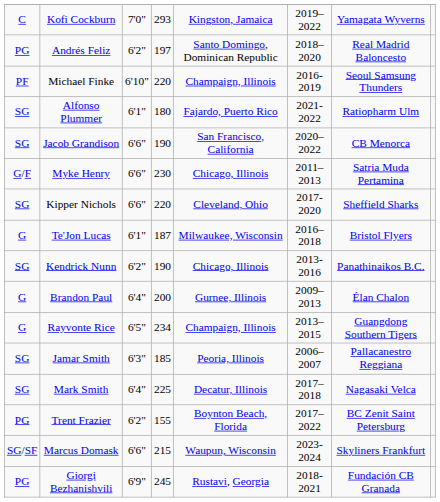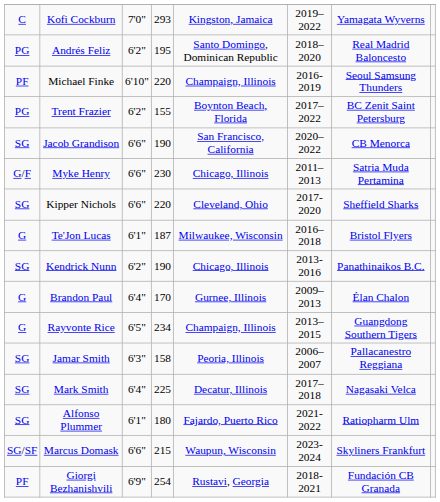(163, 50) 197 -> (163, 50) 195
rows swapped: (81, 420) <-> (81, 112)
(163, 297) 200 -> (163, 297) 170
(163, 358) 185 -> (163, 358) 158
(22, 481) PG -> (22, 481) PF
(163, 481) 245 -> (163, 481) 254
